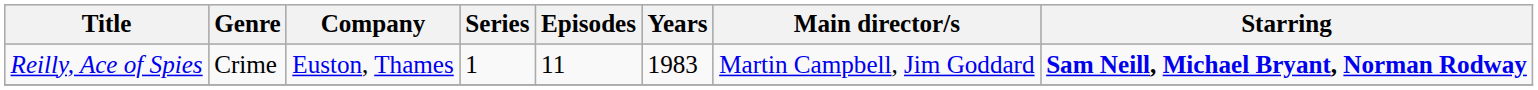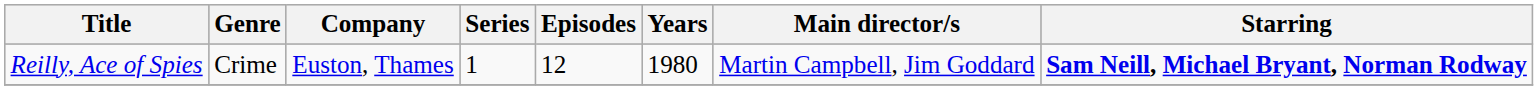(553, 64) 11 -> (554, 64) 12
(673, 64) 1983 -> (673, 64) 1980
